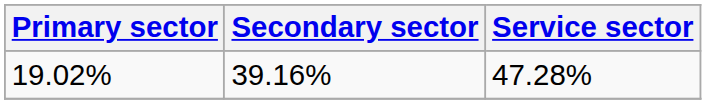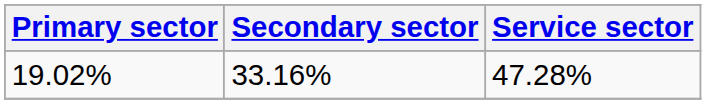(281, 74) 39.16% -> (281, 74) 33.16%
